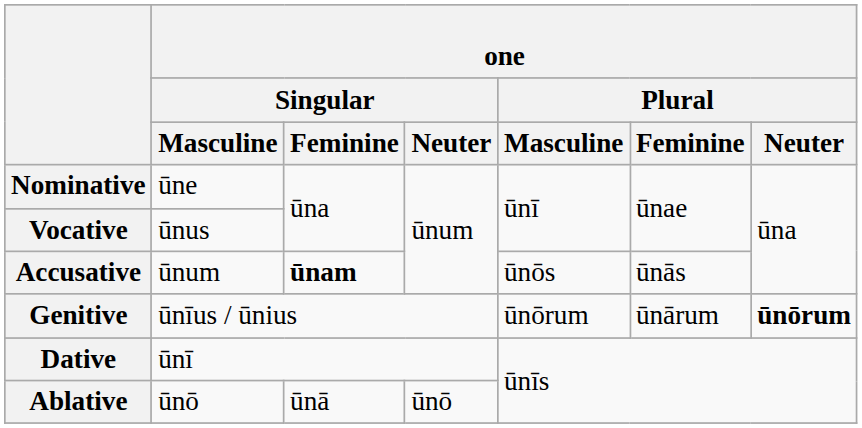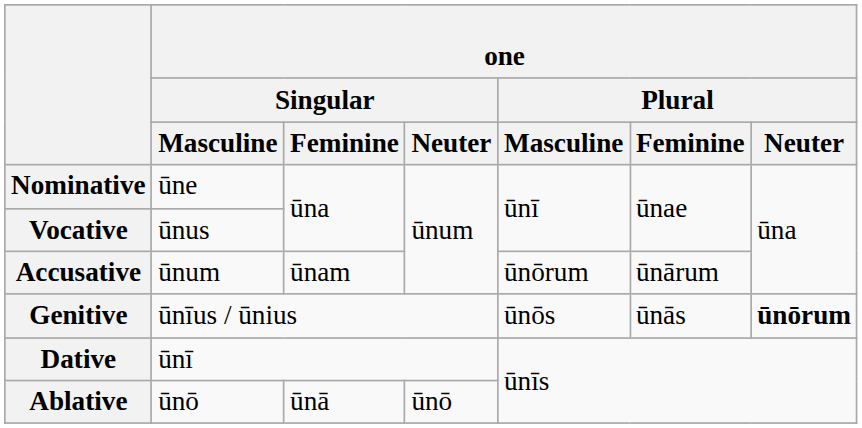(323, 272) bold -> (320, 272) normal
(530, 272) ūnōs -> (546, 272) ūnōrum
(661, 272) ūnās -> (677, 272) ūnārum
(546, 315) ūnōrum -> (530, 315) ūnōs
(677, 315) ūnārum -> (661, 315) ūnās
